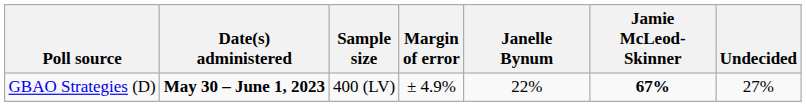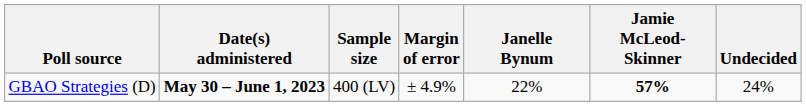(653, 87) 67% -> (653, 87) 57%
(758, 87) 27% -> (758, 87) 24%
